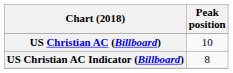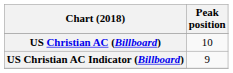(207, 59) 8 -> (207, 59) 9
